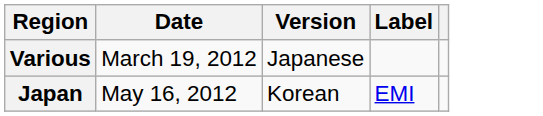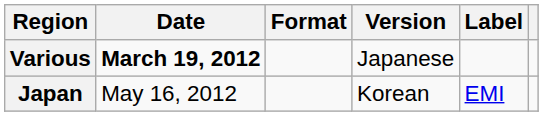+ column: (309, 22)
(179, 57) normal -> (181, 57) bold
